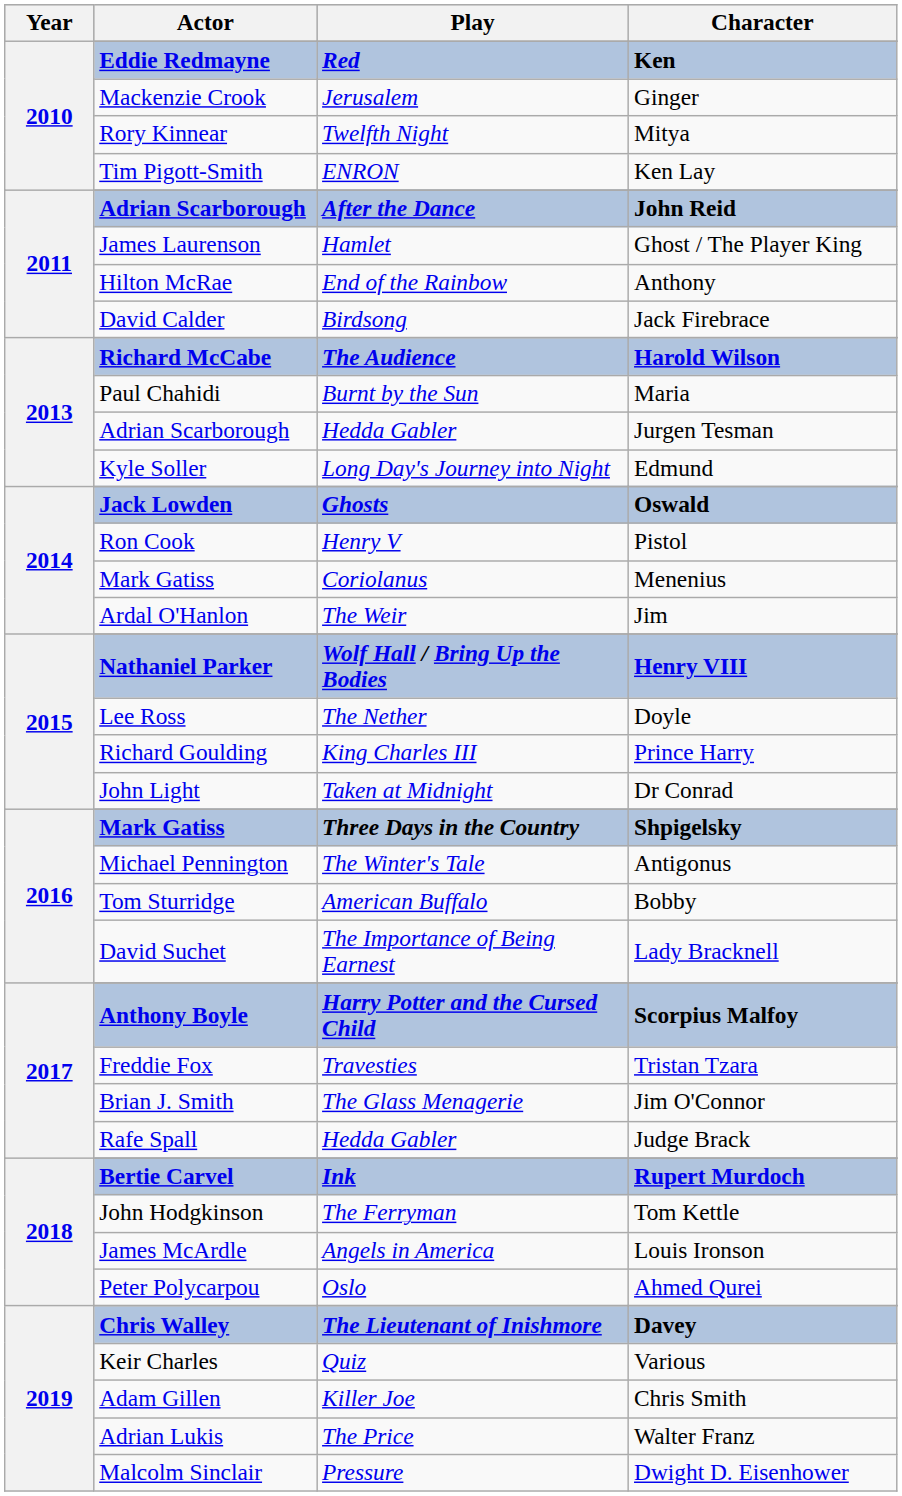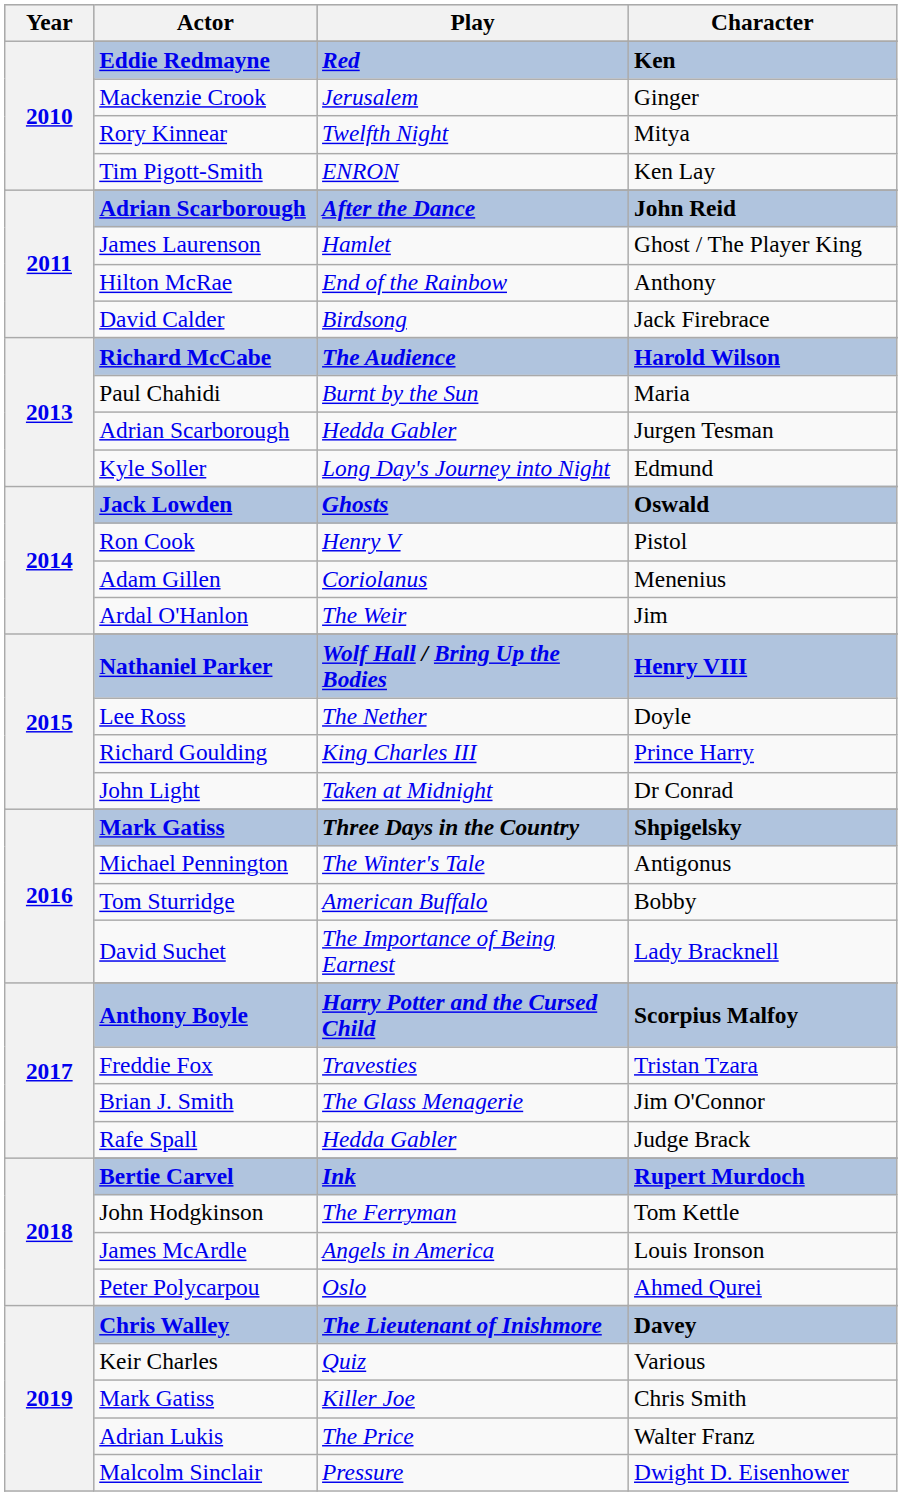(157, 578) Mark Gatiss -> (160, 578) Adam Gillen
(160, 1398) Adam Gillen -> (157, 1398) Mark Gatiss
